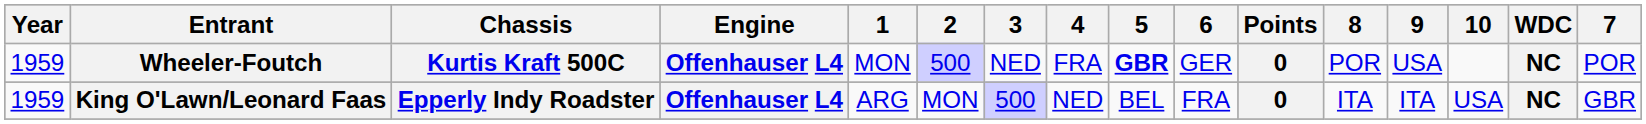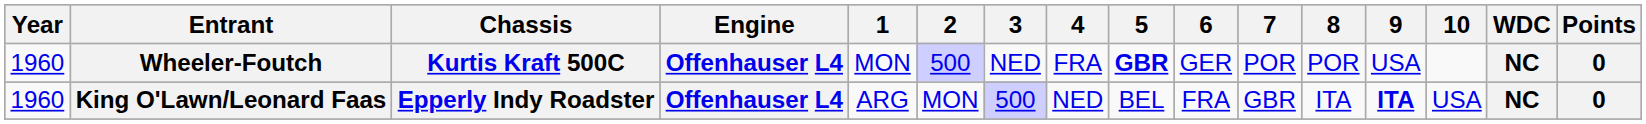columns swapped: (1610, 24) <-> (1280, 24)
(37, 63) 1959 -> (37, 63) 1960
(37, 101) 1959 -> (37, 101) 1960
(1417, 101) normal -> (1396, 101) bold
